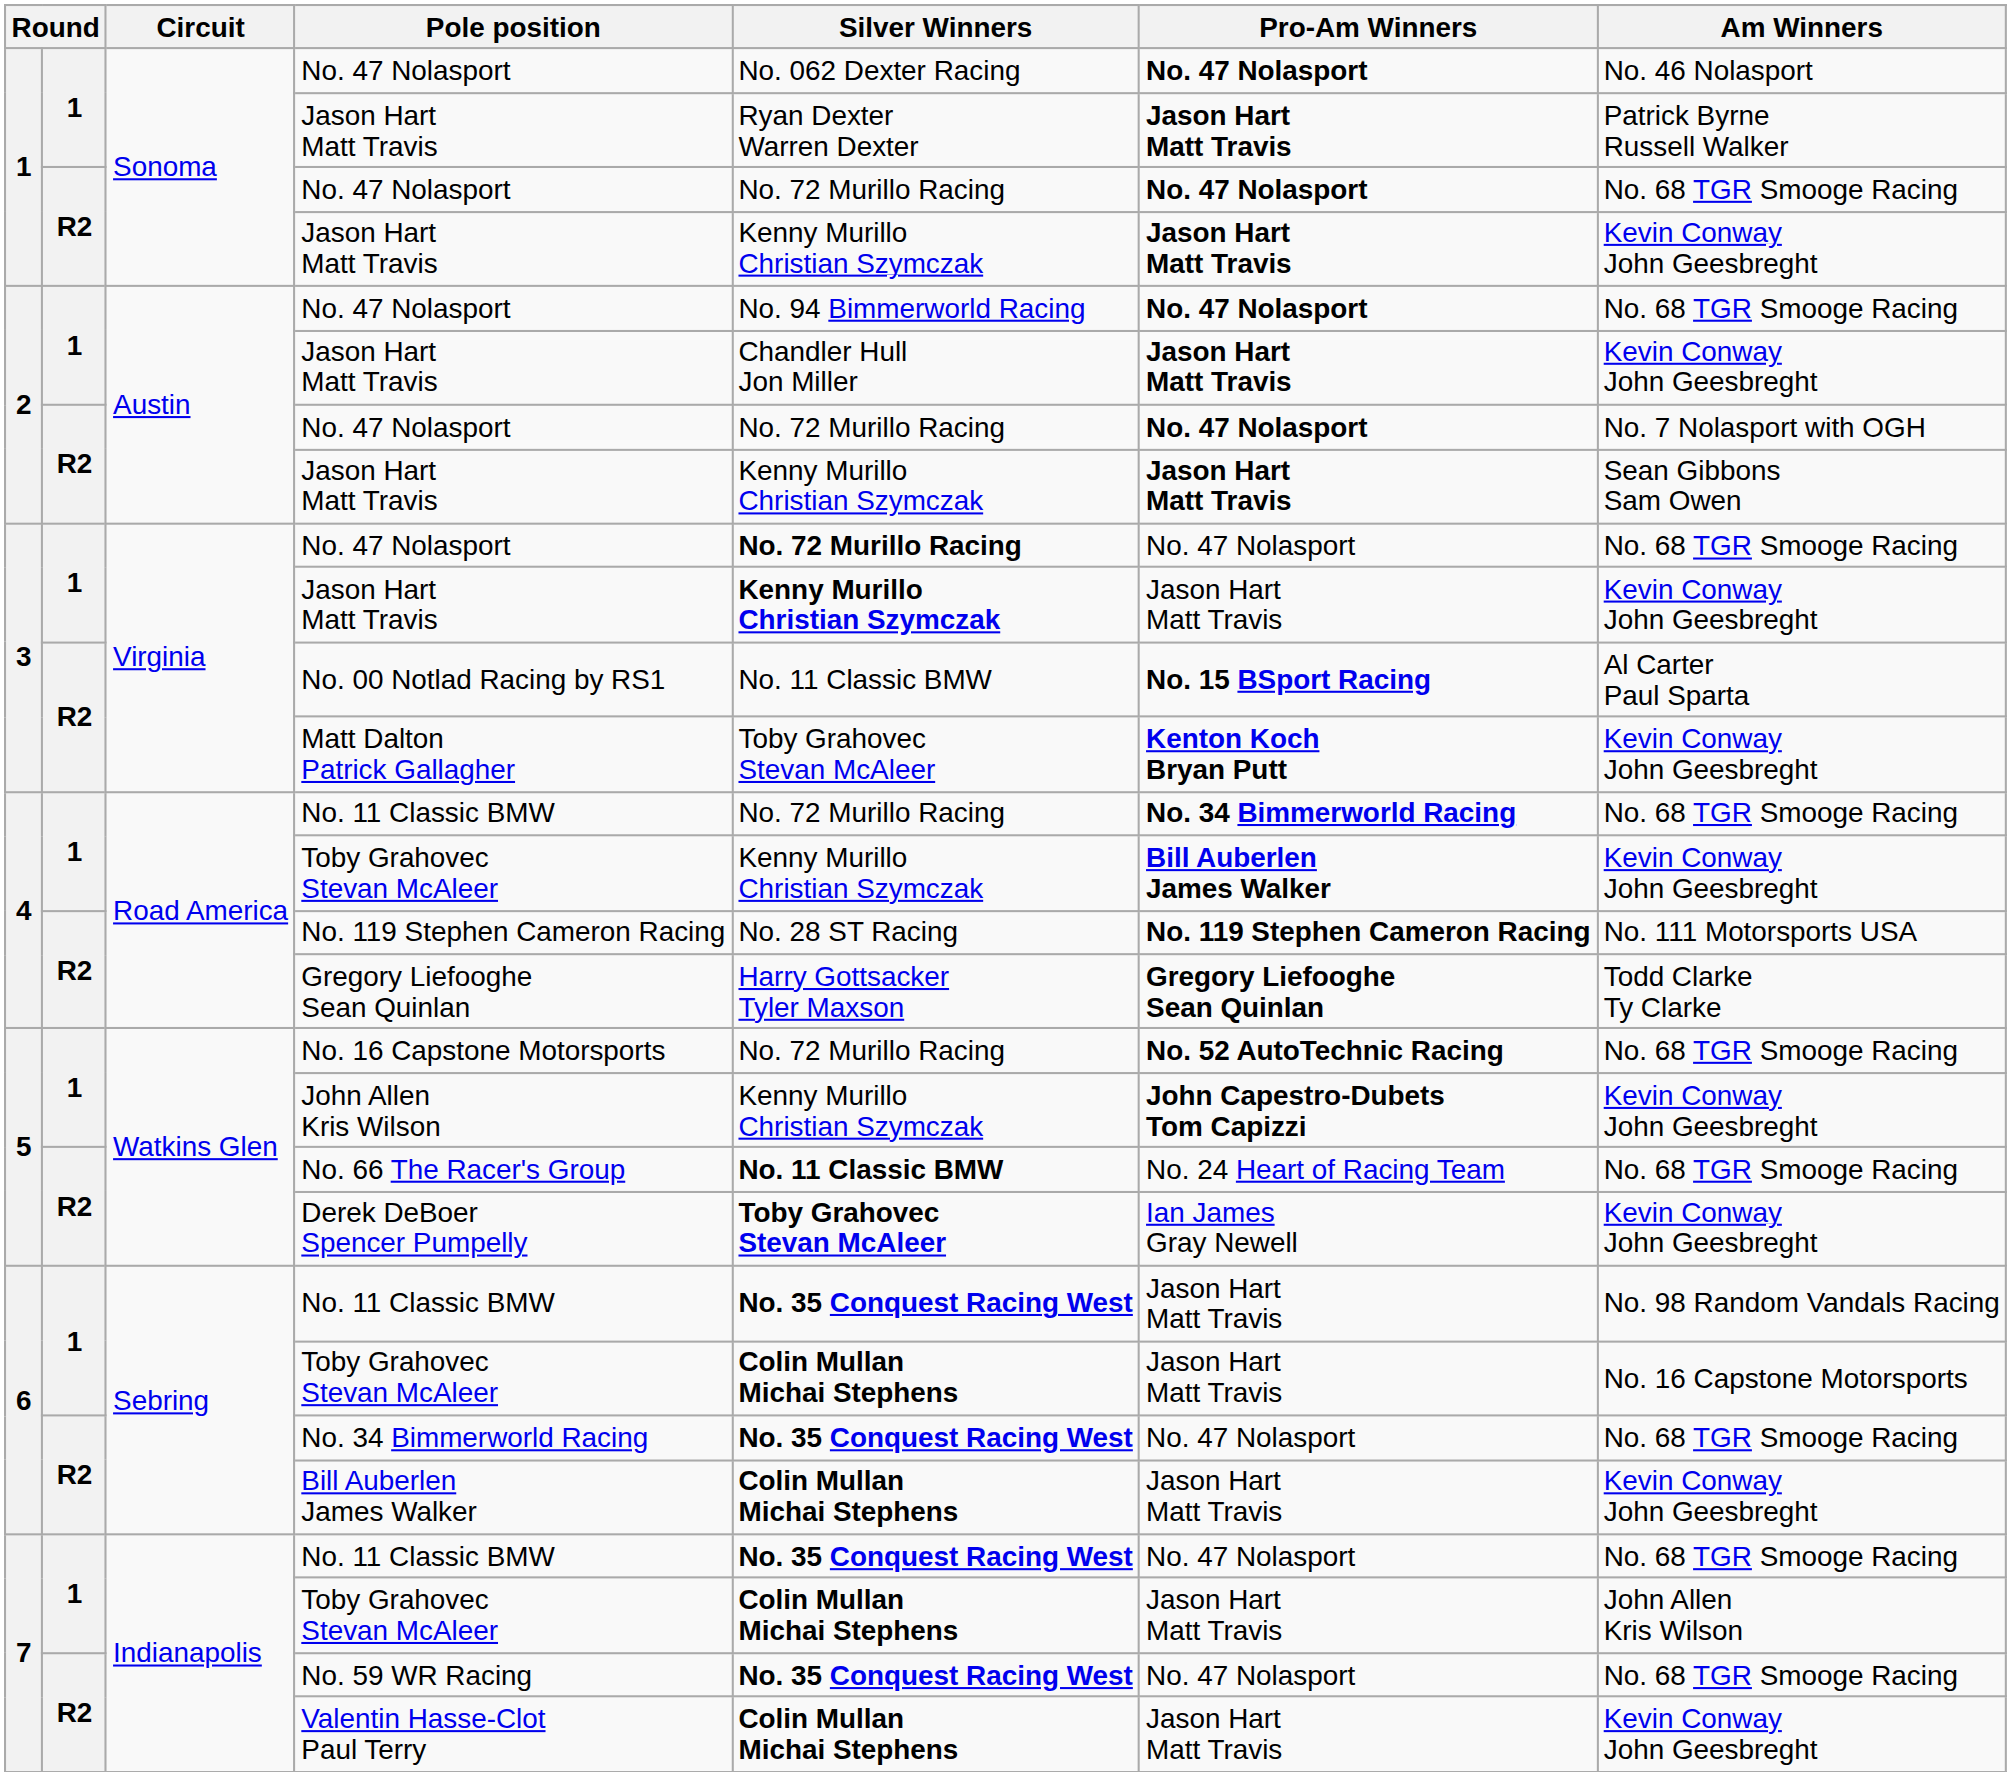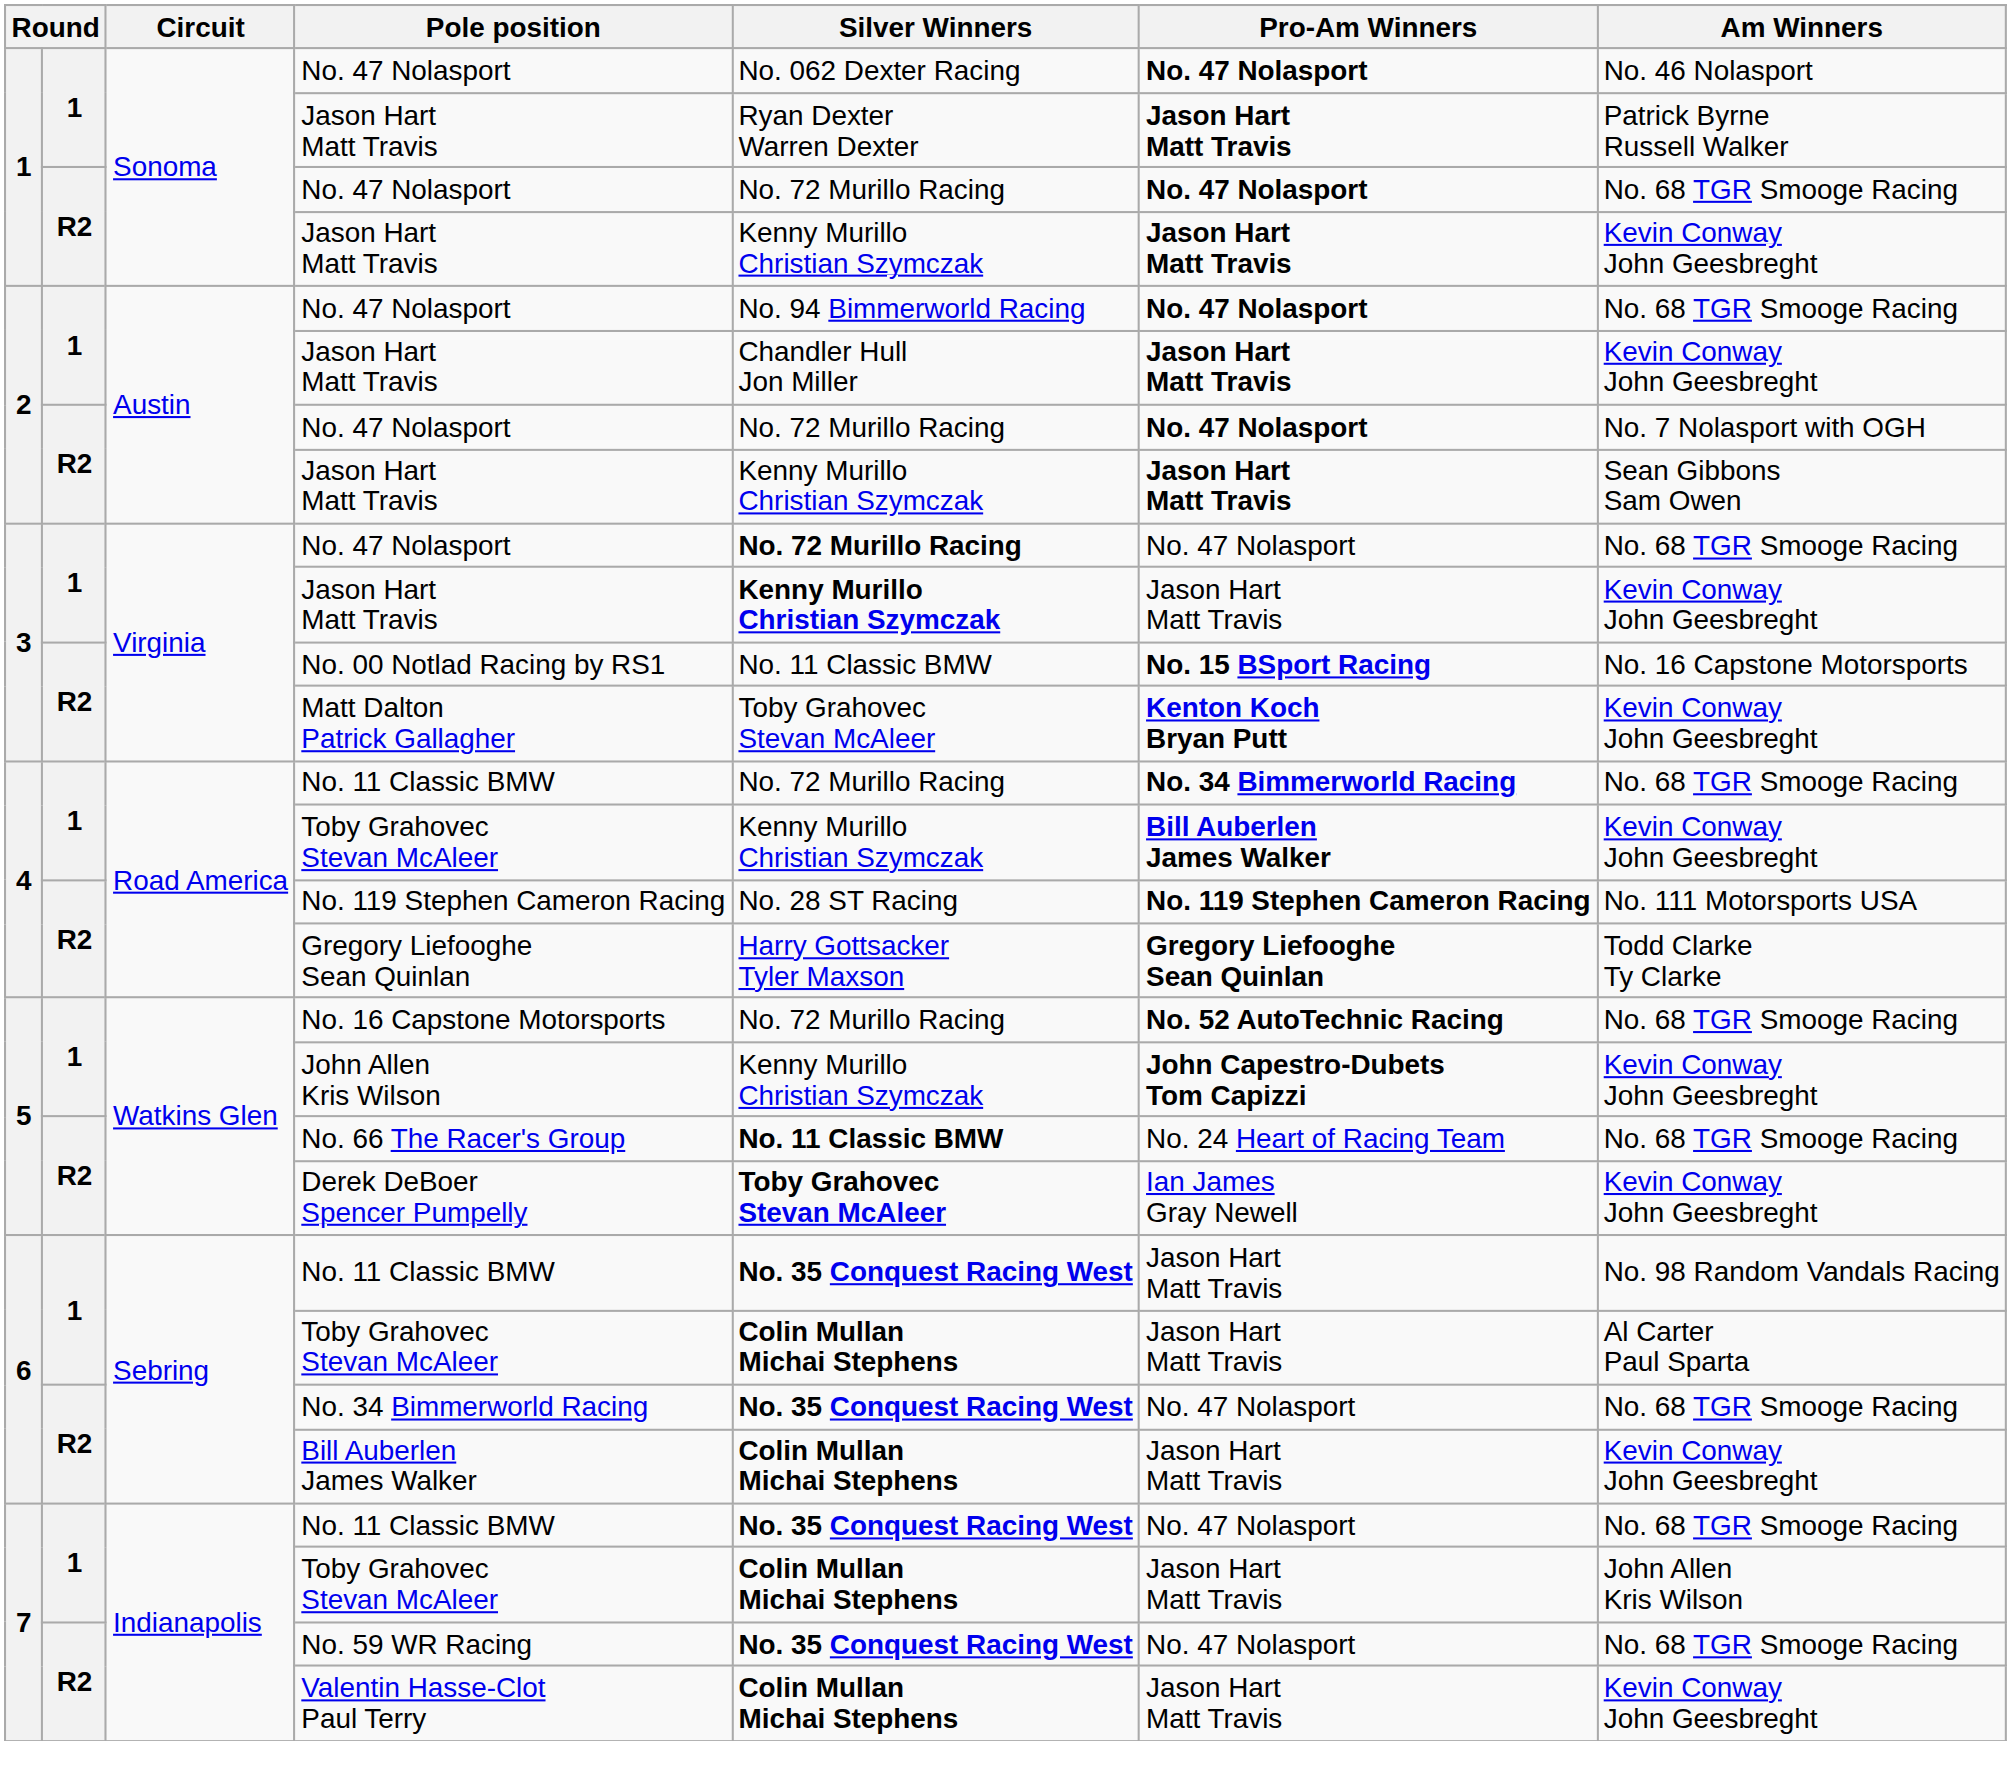(1677, 679) Al Carter Paul Sparta -> (1786, 664) No. 16 Capstone Motorsports
(1786, 1378) No. 16 Capstone Motorsports -> (1677, 1347) Al Carter Paul Sparta
